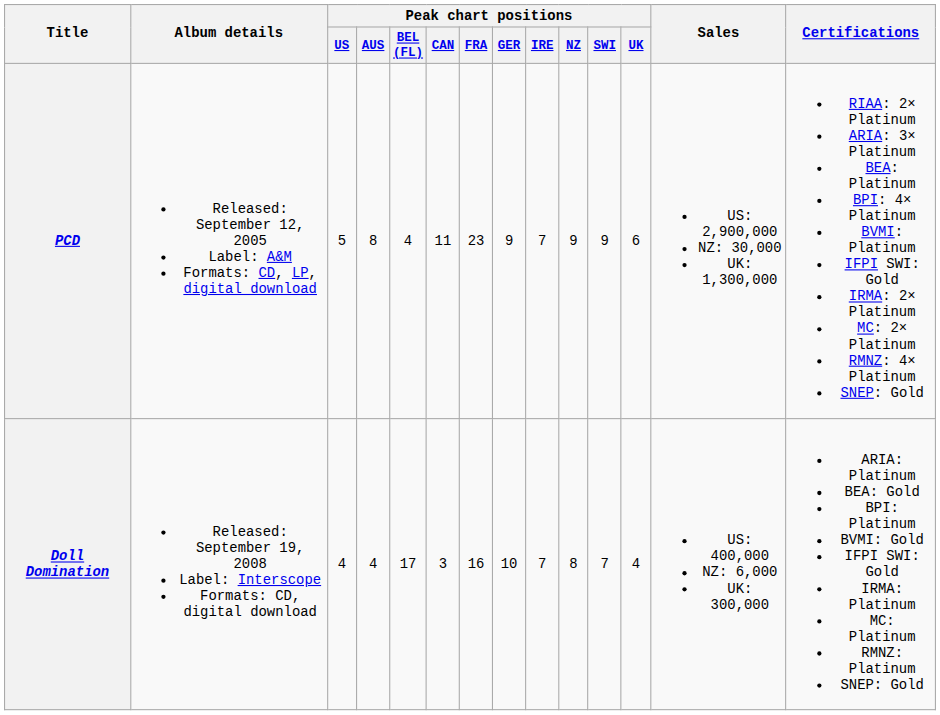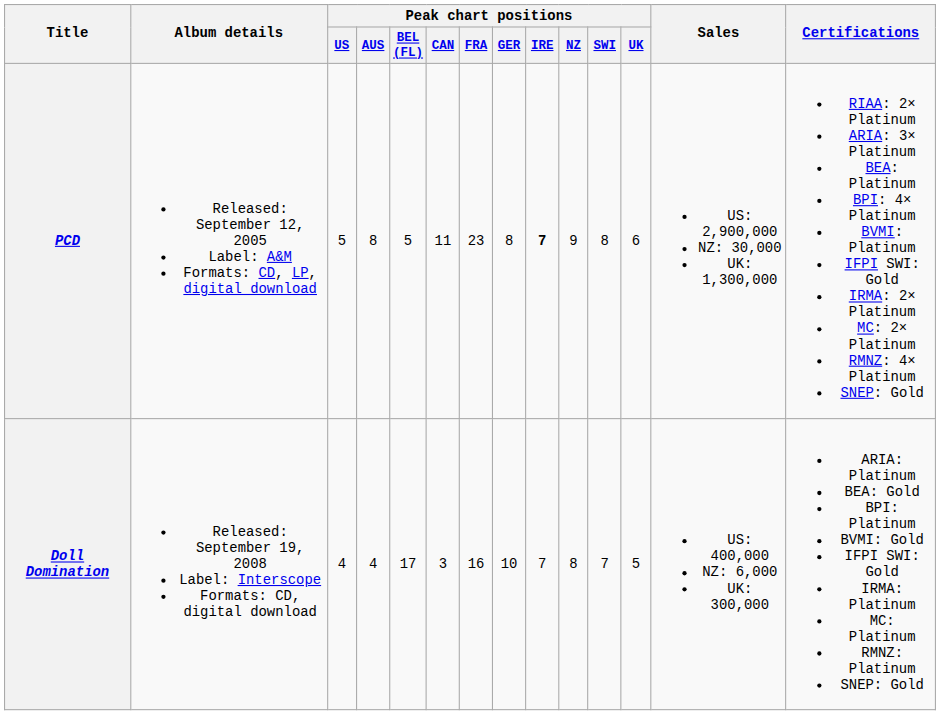(408, 241) 4 -> (408, 241) 5
(509, 241) 9 -> (509, 241) 8
(542, 241) normal -> (542, 241) bold
(605, 241) 9 -> (605, 241) 8
(636, 564) 4 -> (636, 564) 5
